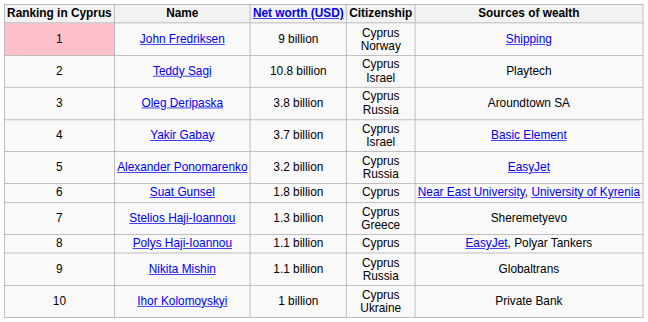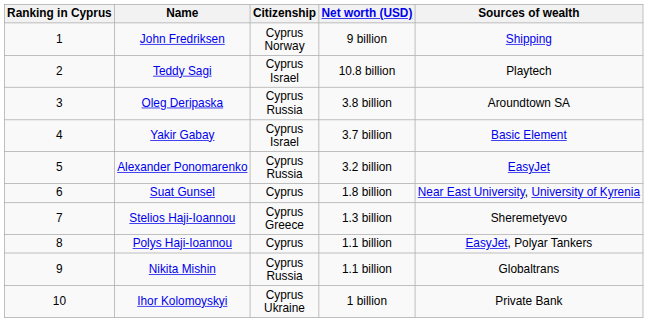columns swapped: (381, 13) <-> (298, 13)
(59, 39) pink background -> (59, 39) no background
